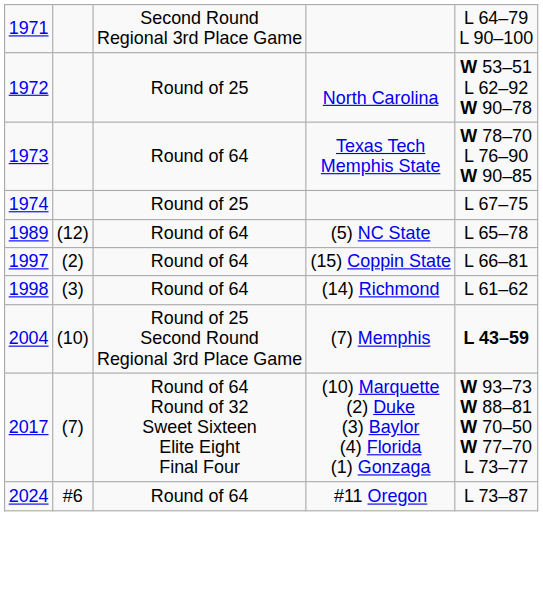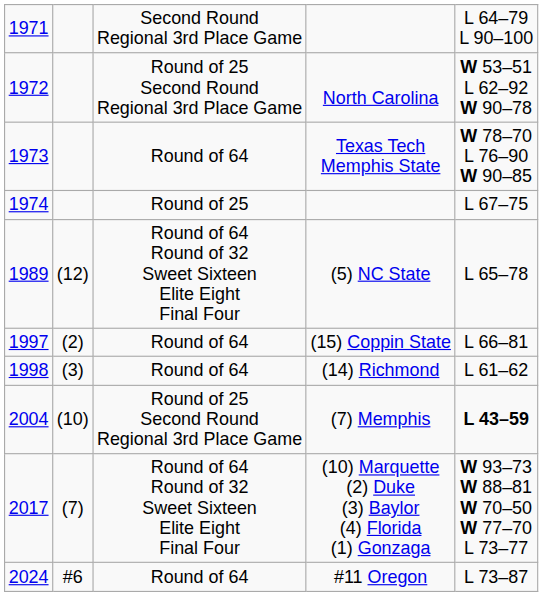(200, 87) Round of 25 -> (200, 87) Round of 25 Second Round Regional 3rd Place Game
(200, 233) Round of 64 -> (200, 273) Round of 64 Round of 32 Sweet Sixteen Elite Eight Final Four
